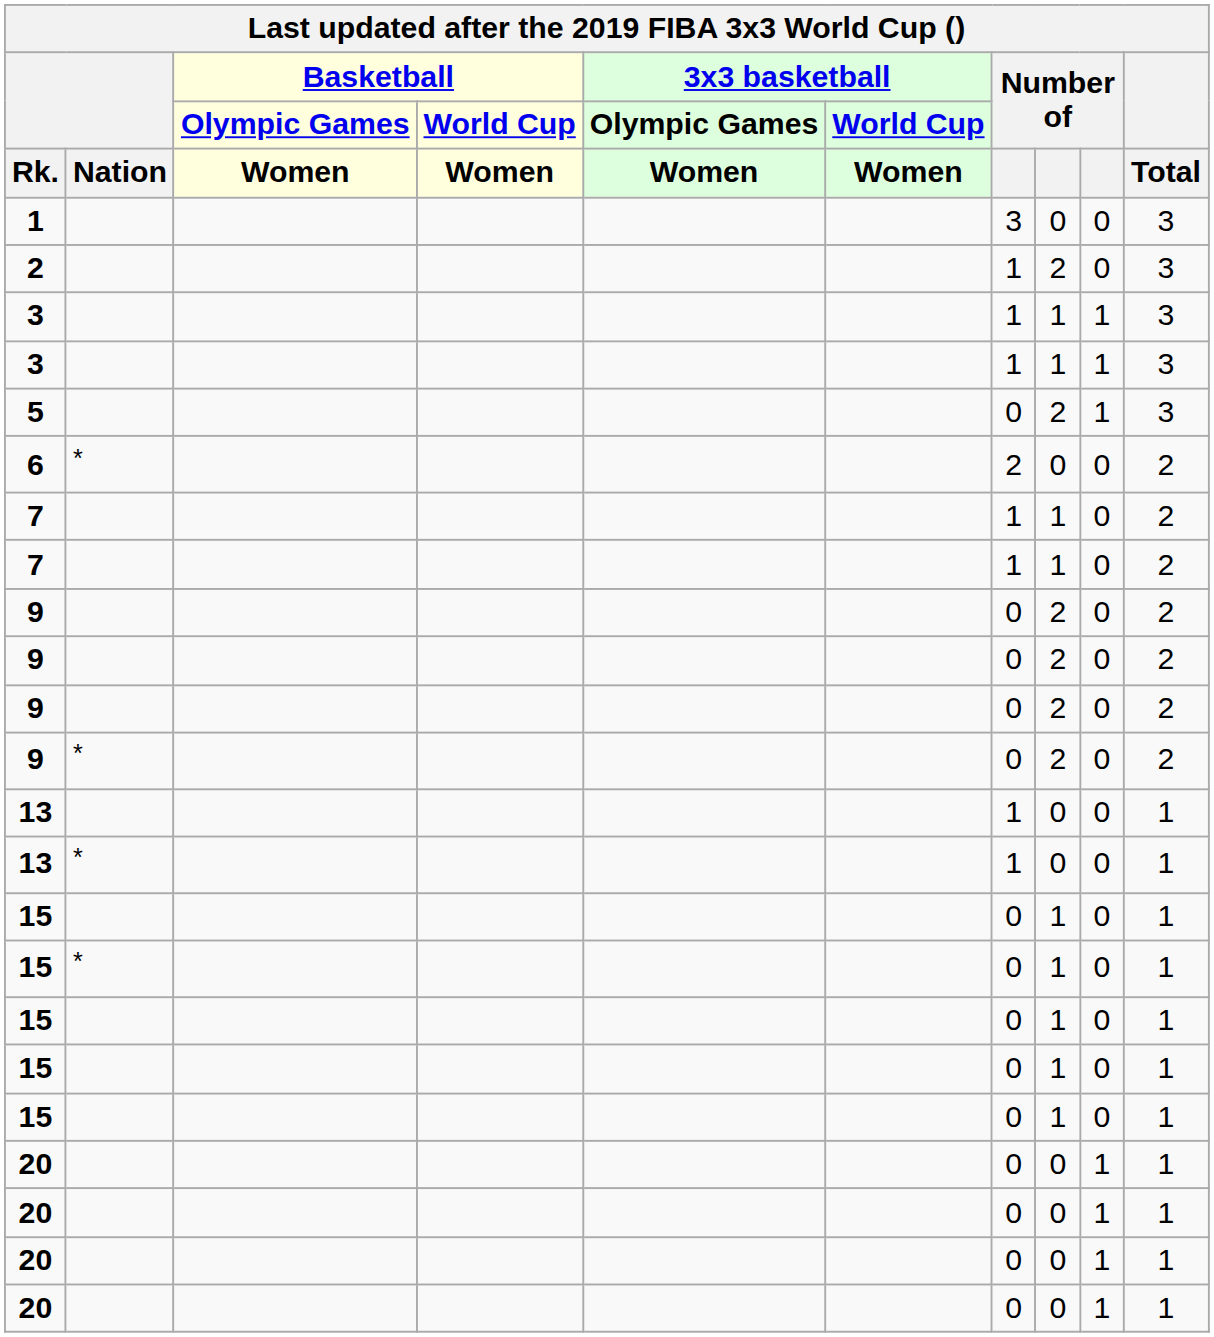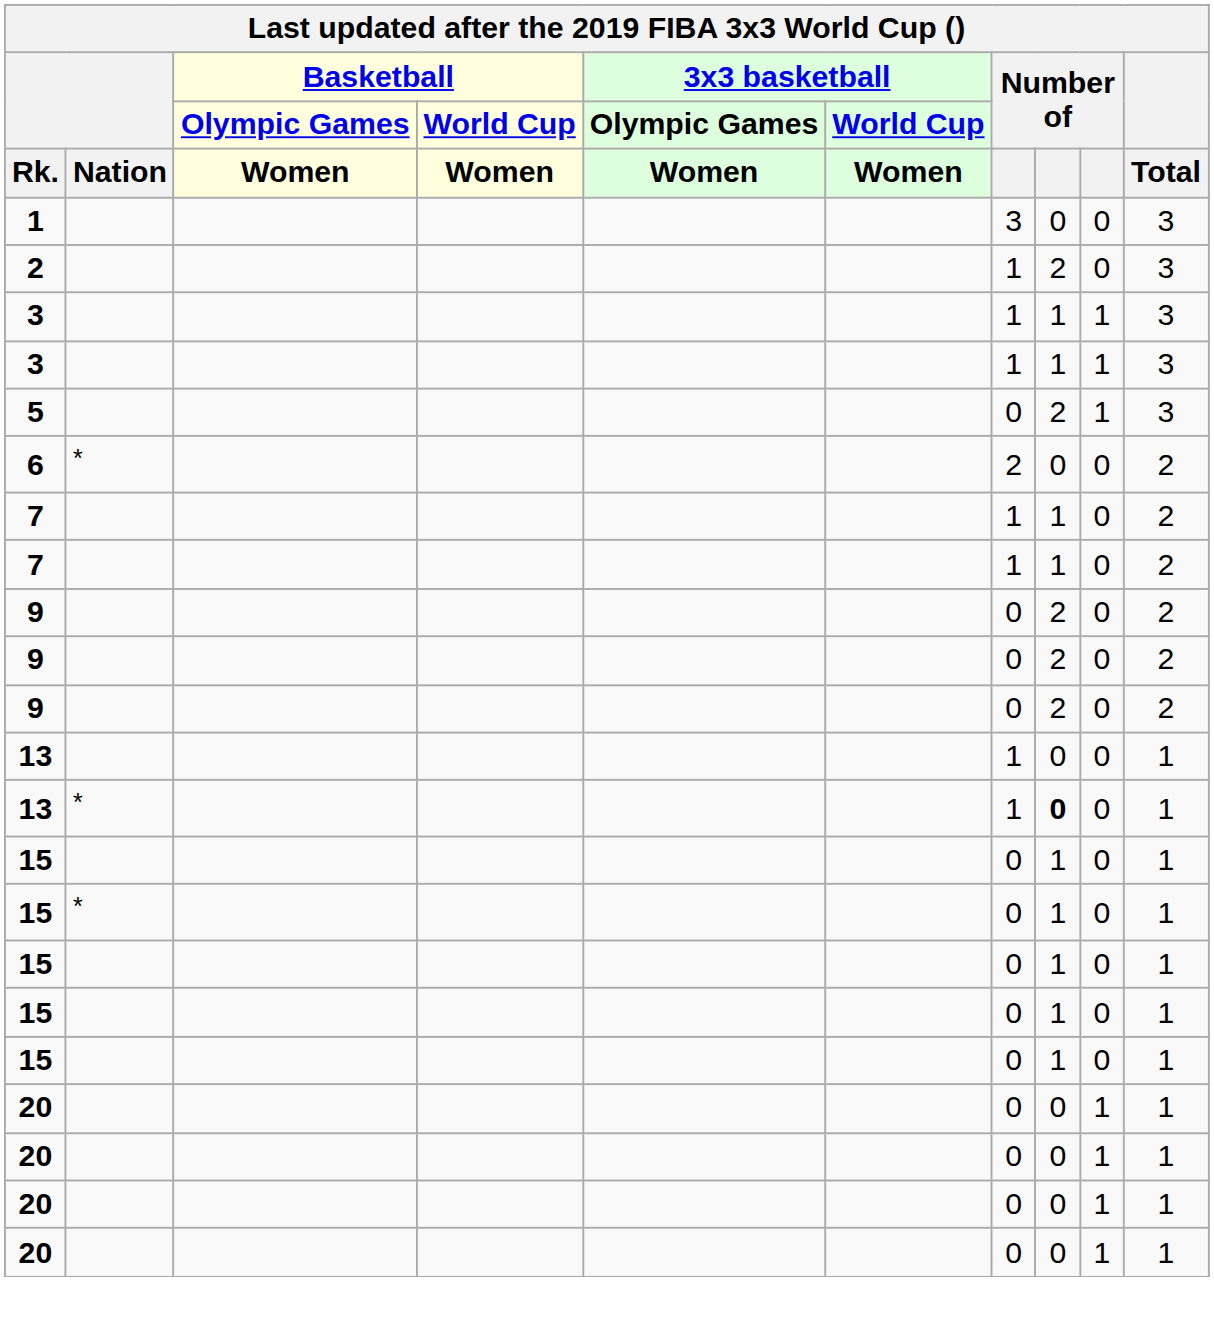- row: (35, 760)
(1058, 864) normal -> (1058, 808) bold
